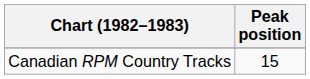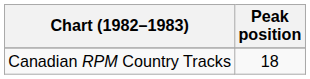(270, 61) 15 -> (270, 61) 18
